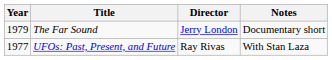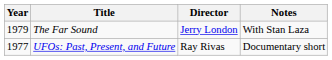(284, 30) Documentary short -> (276, 30) With Stan Laza
(276, 47) With Stan Laza -> (284, 47) Documentary short
